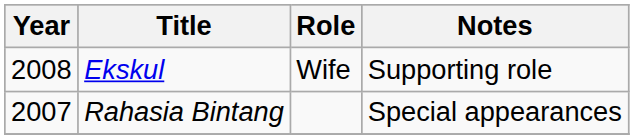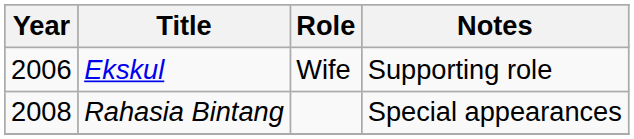(41, 69) 2008 -> (41, 69) 2006
(41, 112) 2007 -> (41, 112) 2008
